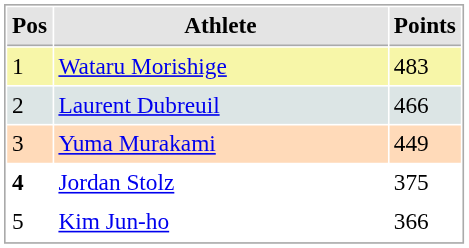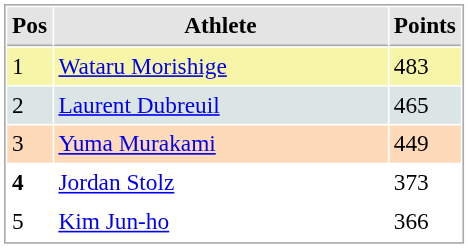(411, 104) 466 -> (411, 104) 465
(411, 182) 375 -> (411, 182) 373
